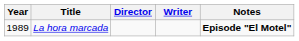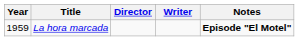(18, 28) 1989 -> (18, 28) 1959
